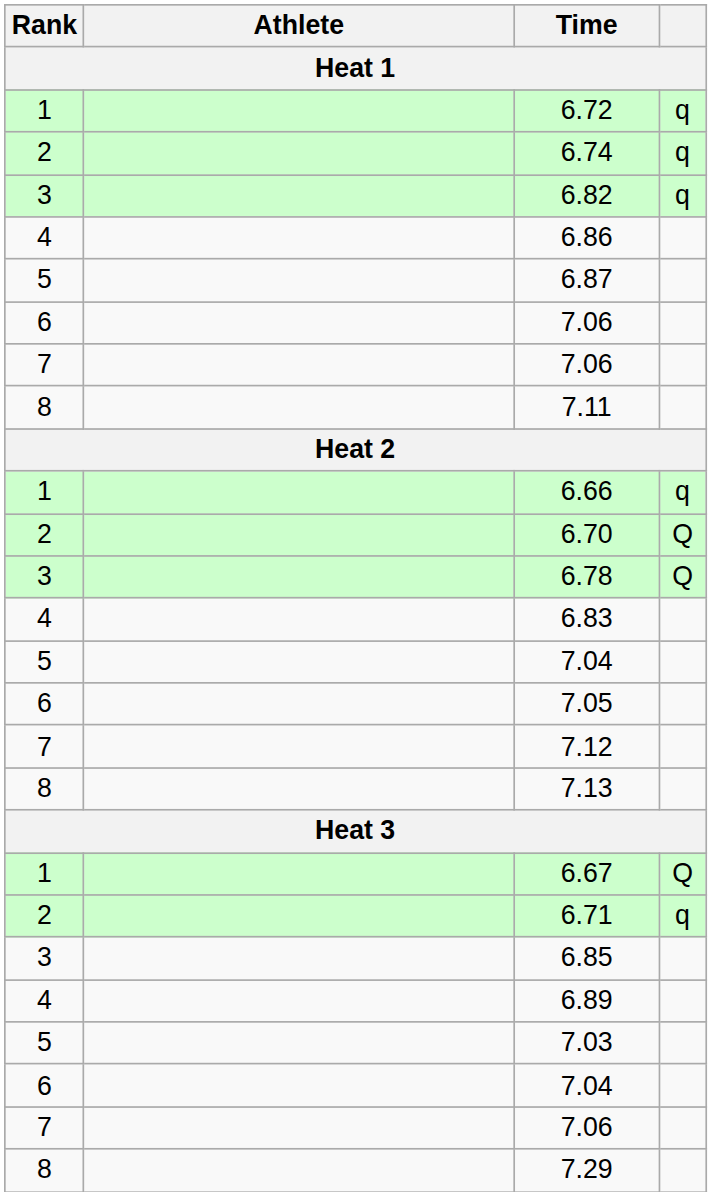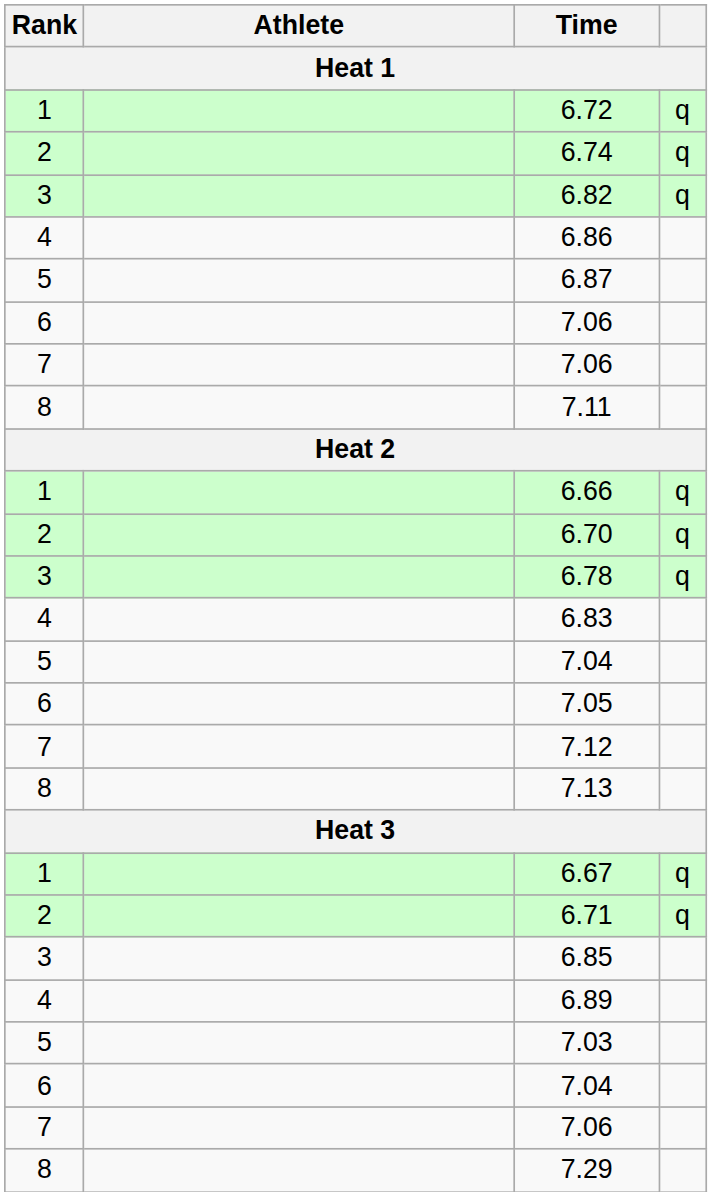(683, 534) Q -> (683, 534) q
(683, 576) Q -> (683, 576) q
(683, 873) Q -> (683, 873) q
